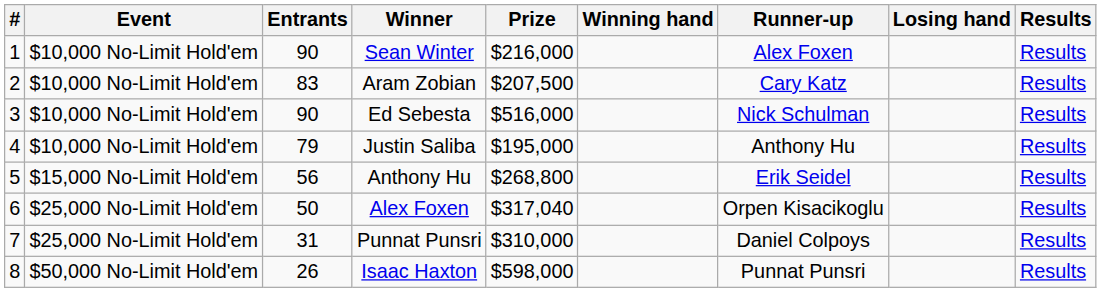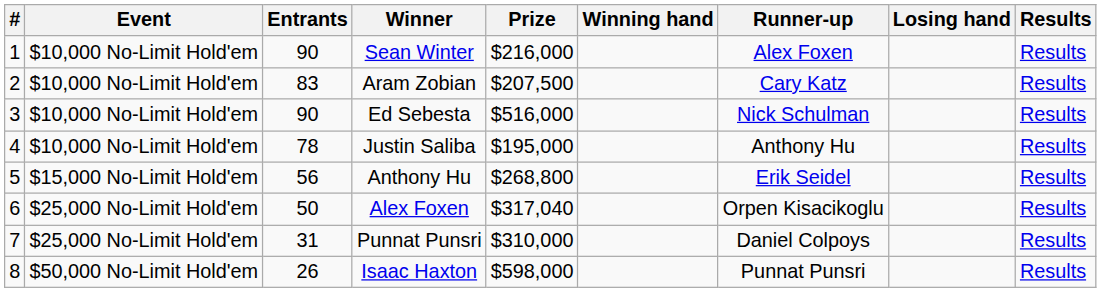(308, 146) 79 -> (308, 146) 78
